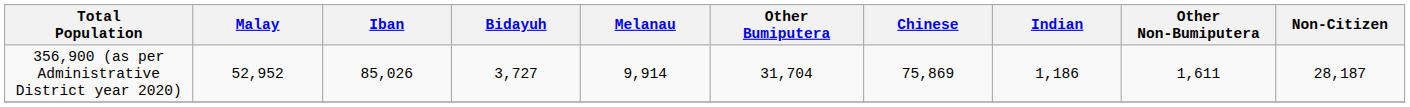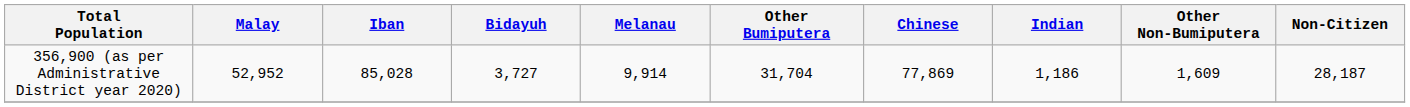(387, 74) 85,026 -> (387, 74) 85,028
(928, 74) 75,869 -> (928, 74) 77,869
(1198, 74) 1,611 -> (1198, 74) 1,609
